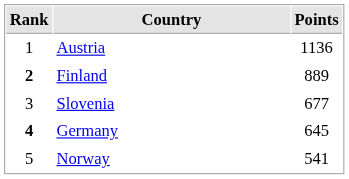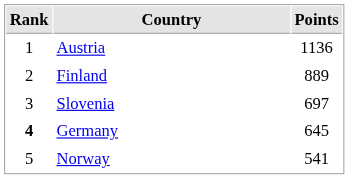(29, 75) bold -> (29, 75) normal
(317, 103) 677 -> (317, 103) 697
